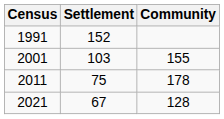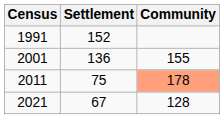(99, 59) 103 -> (99, 59) 136
(178, 80) no background -> (178, 80) lightsalmon background
